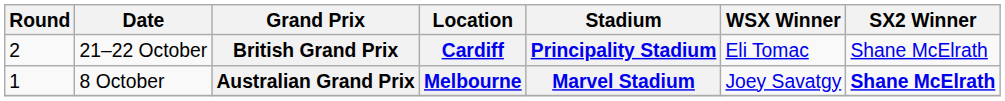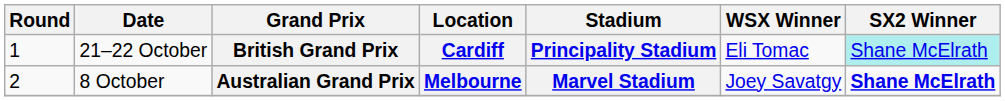(15, 50) 2 -> (15, 50) 1
(919, 50) no background -> (919, 50) paleturquoise background
(15, 80) 1 -> (15, 80) 2
